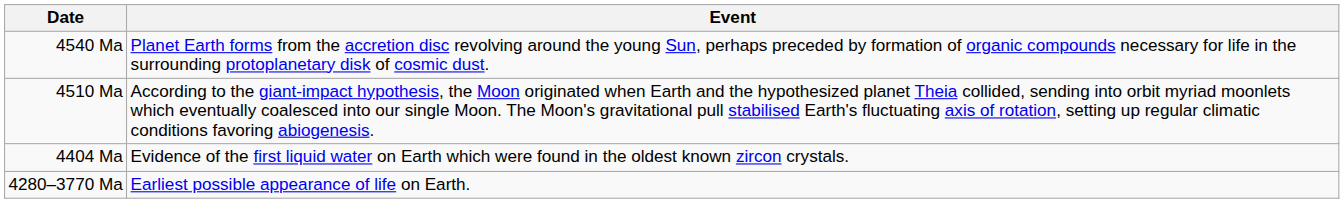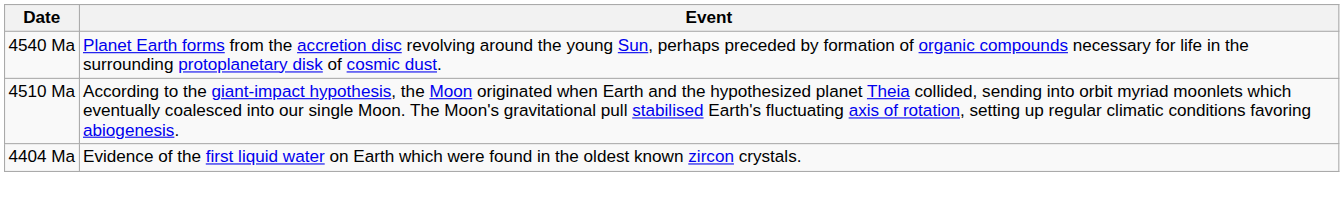- row: (66, 184)
